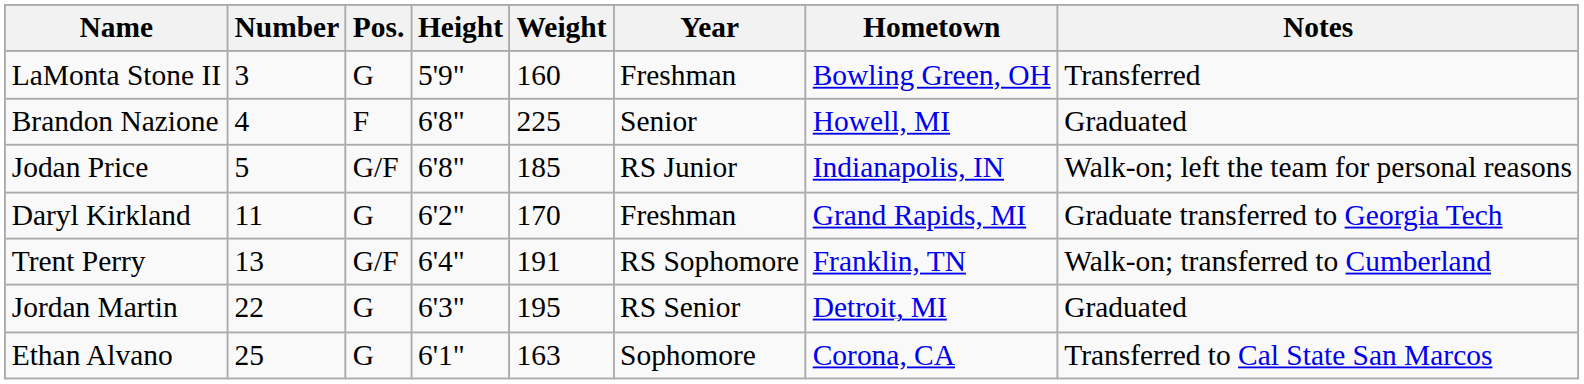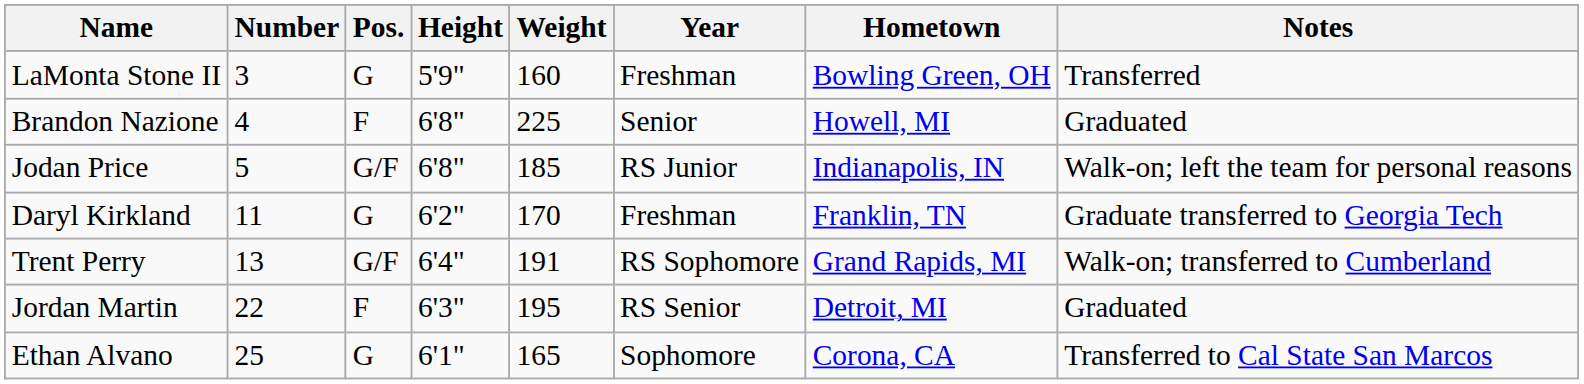(919, 214) Grand Rapids, MI -> (889, 214) Franklin, TN
(889, 261) Franklin, TN -> (919, 261) Grand Rapids, MI
(363, 307) G -> (361, 307) F
(539, 354) 163 -> (539, 354) 165
